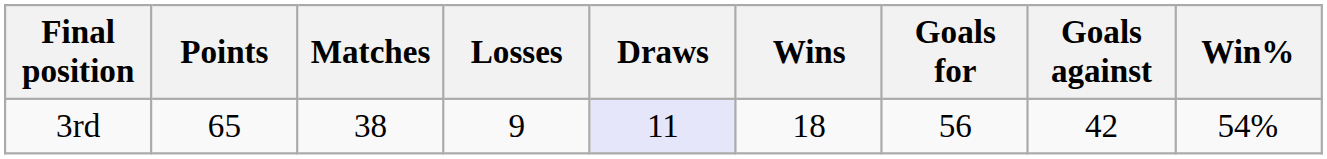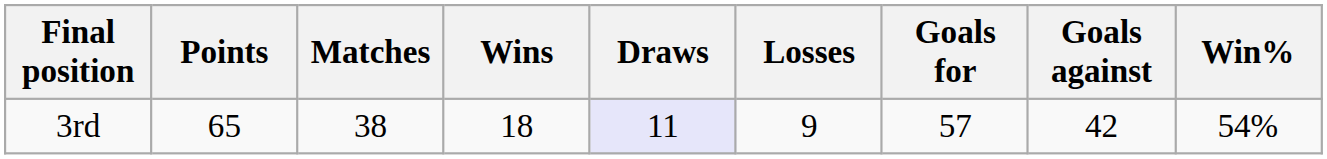columns swapped: (809, 51) <-> (517, 51)
(955, 125) 56 -> (955, 125) 57
